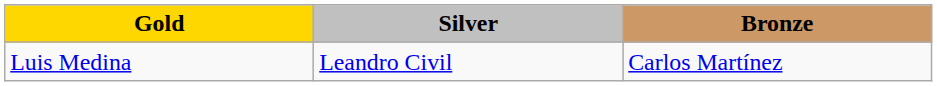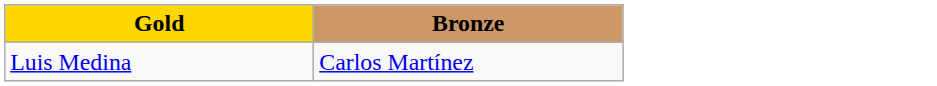- column: (468, 23)
